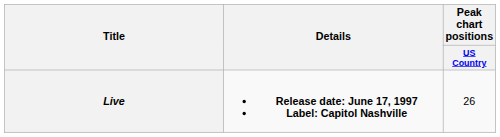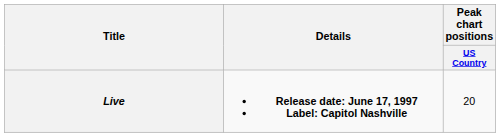(469, 101) 26 -> (469, 101) 20
